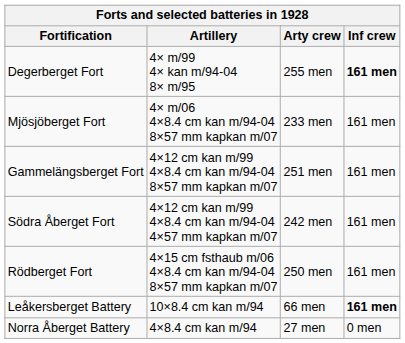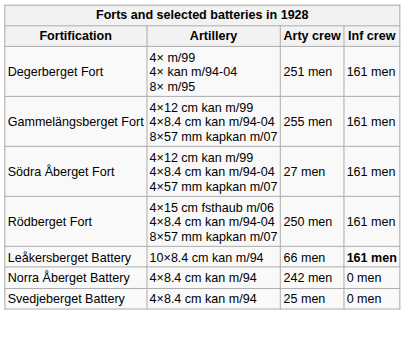(308, 71) 255 men -> (308, 71) 251 men
(372, 71) bold -> (371, 71) normal
- row: (57, 121)
(308, 172) 251 men -> (308, 121) 255 men
(308, 222) 242 men -> (304, 172) 27 men
(304, 328) 27 men -> (308, 278) 242 men
+ row: (66, 298)
